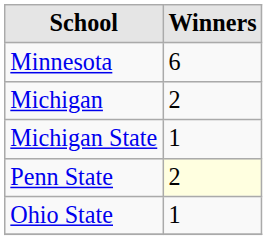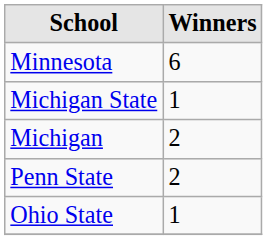rows swapped: (57, 100) <-> (84, 138)
(174, 176) lightyellow background -> (174, 176) no background
